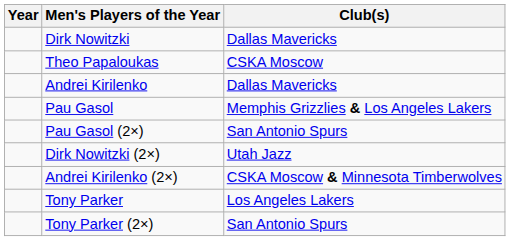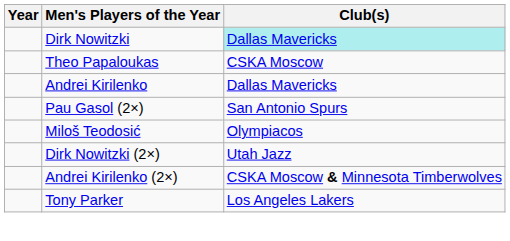(282, 39) no background -> (282, 39) paleturquoise background
- row: (79, 108)
+ row: (93, 131)
- row: (99, 223)
